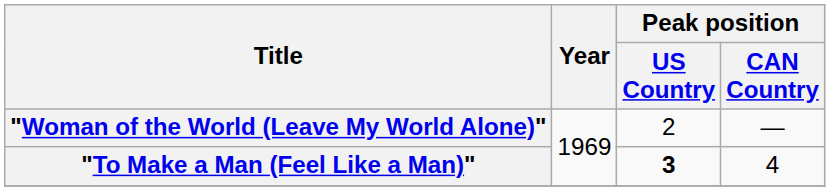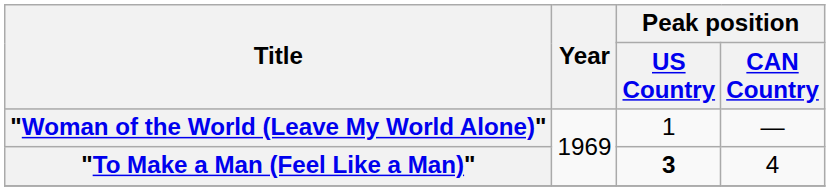(669, 127) 2 -> (669, 127) 1
